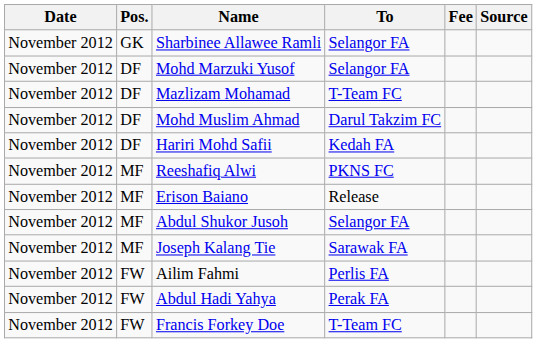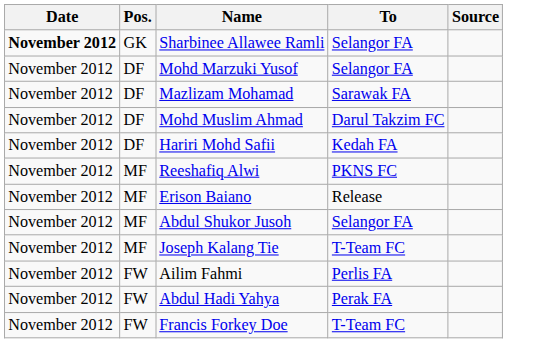- column: (461, 17)
(61, 42) normal -> (62, 42) bold
(365, 94) T-Team FC -> (371, 94) Sarawak FA
(368, 247) Sarawak FA -> (368, 247) T-Team FC
